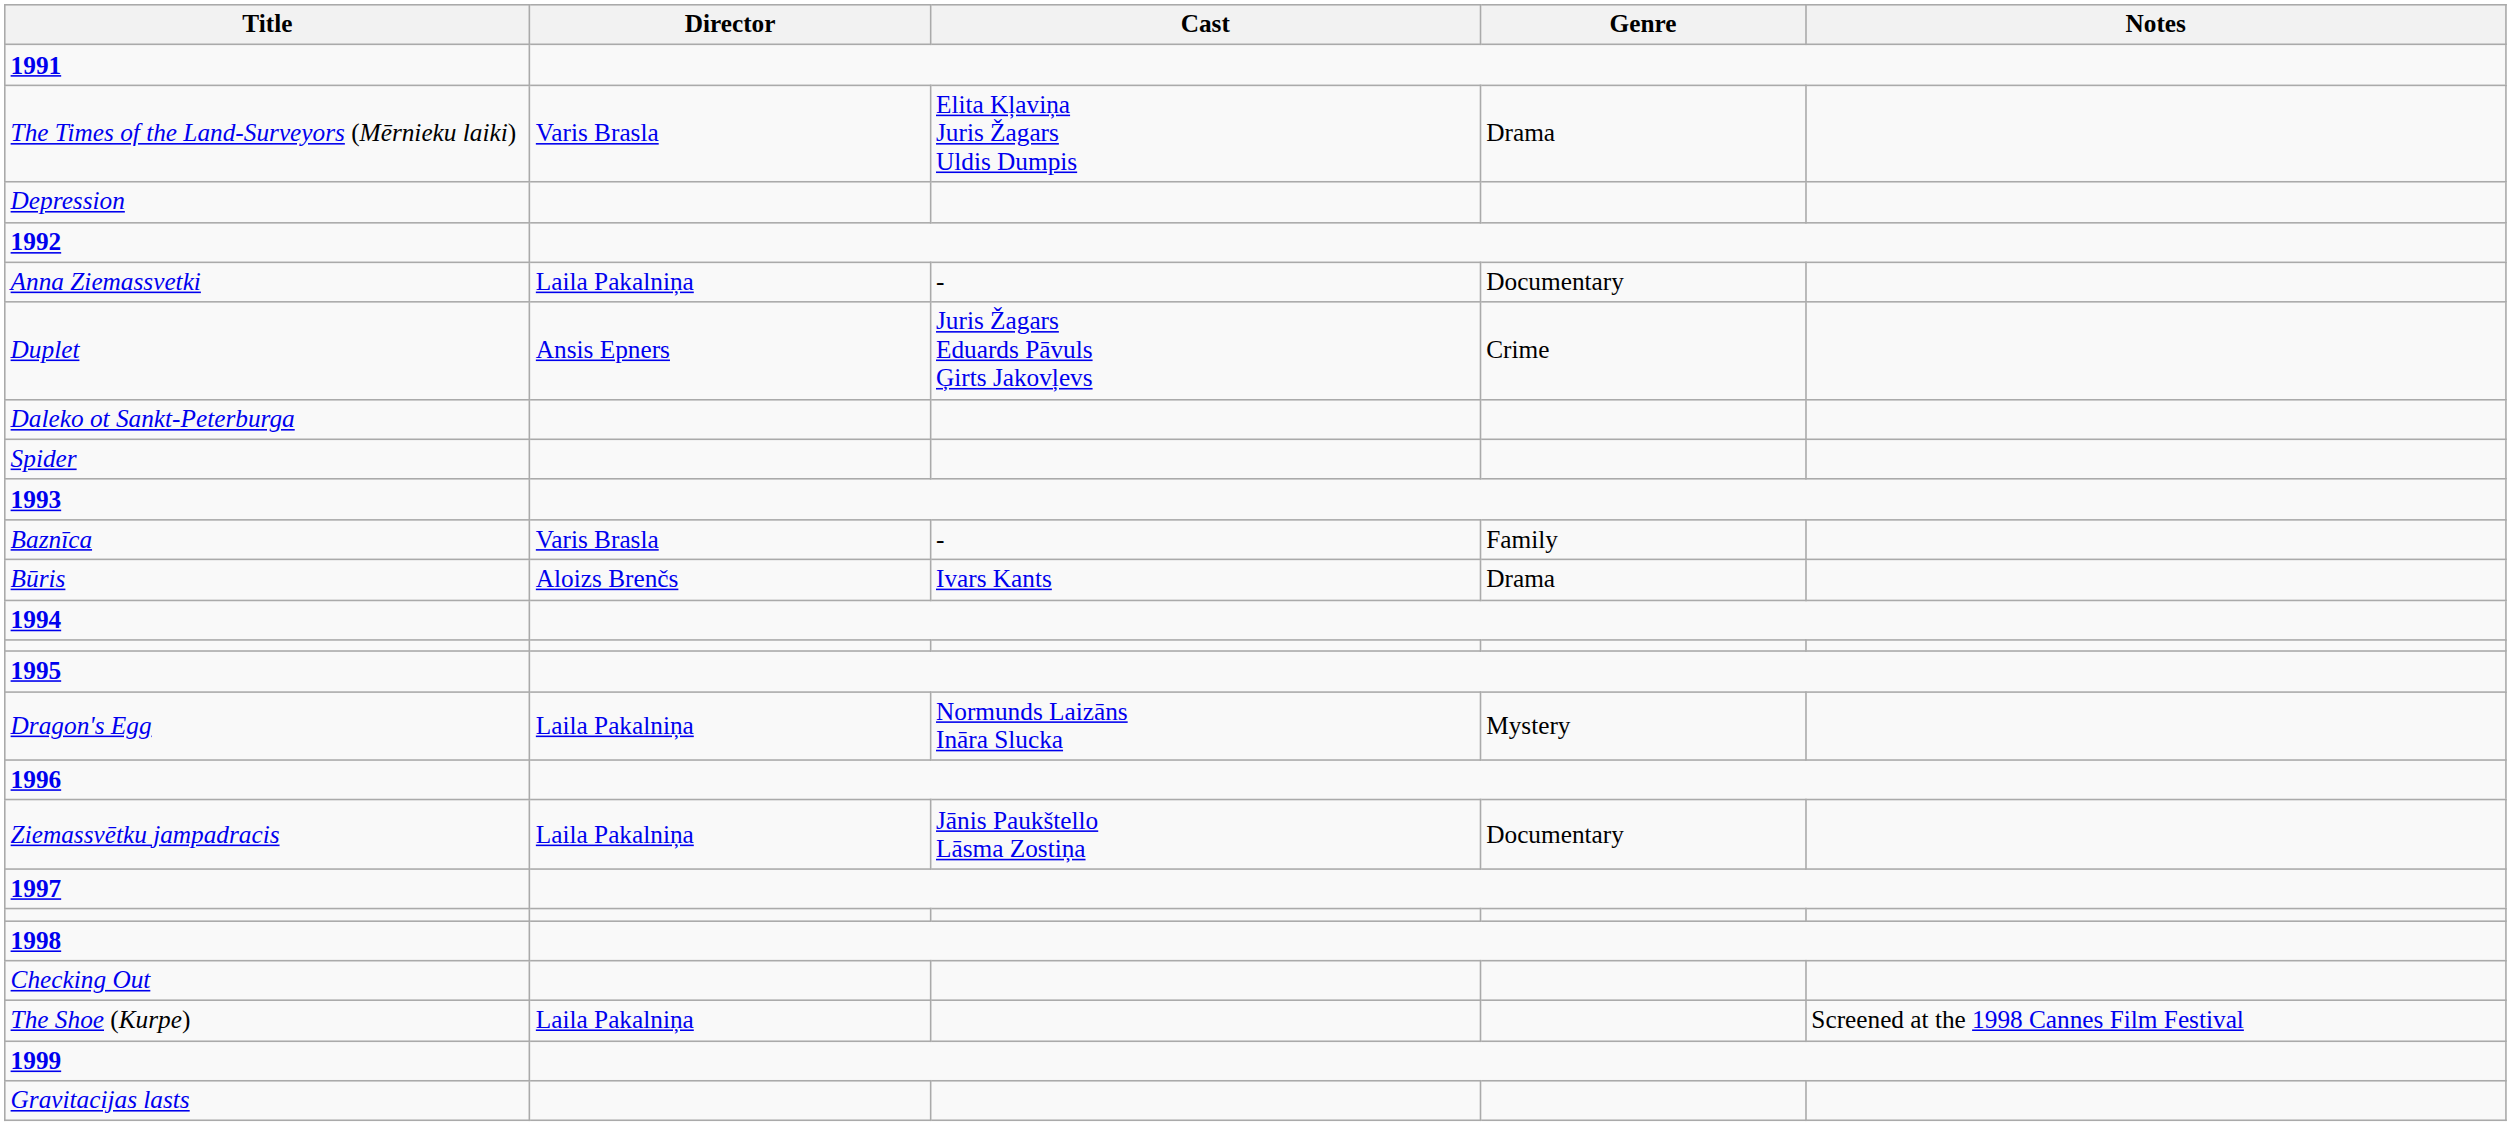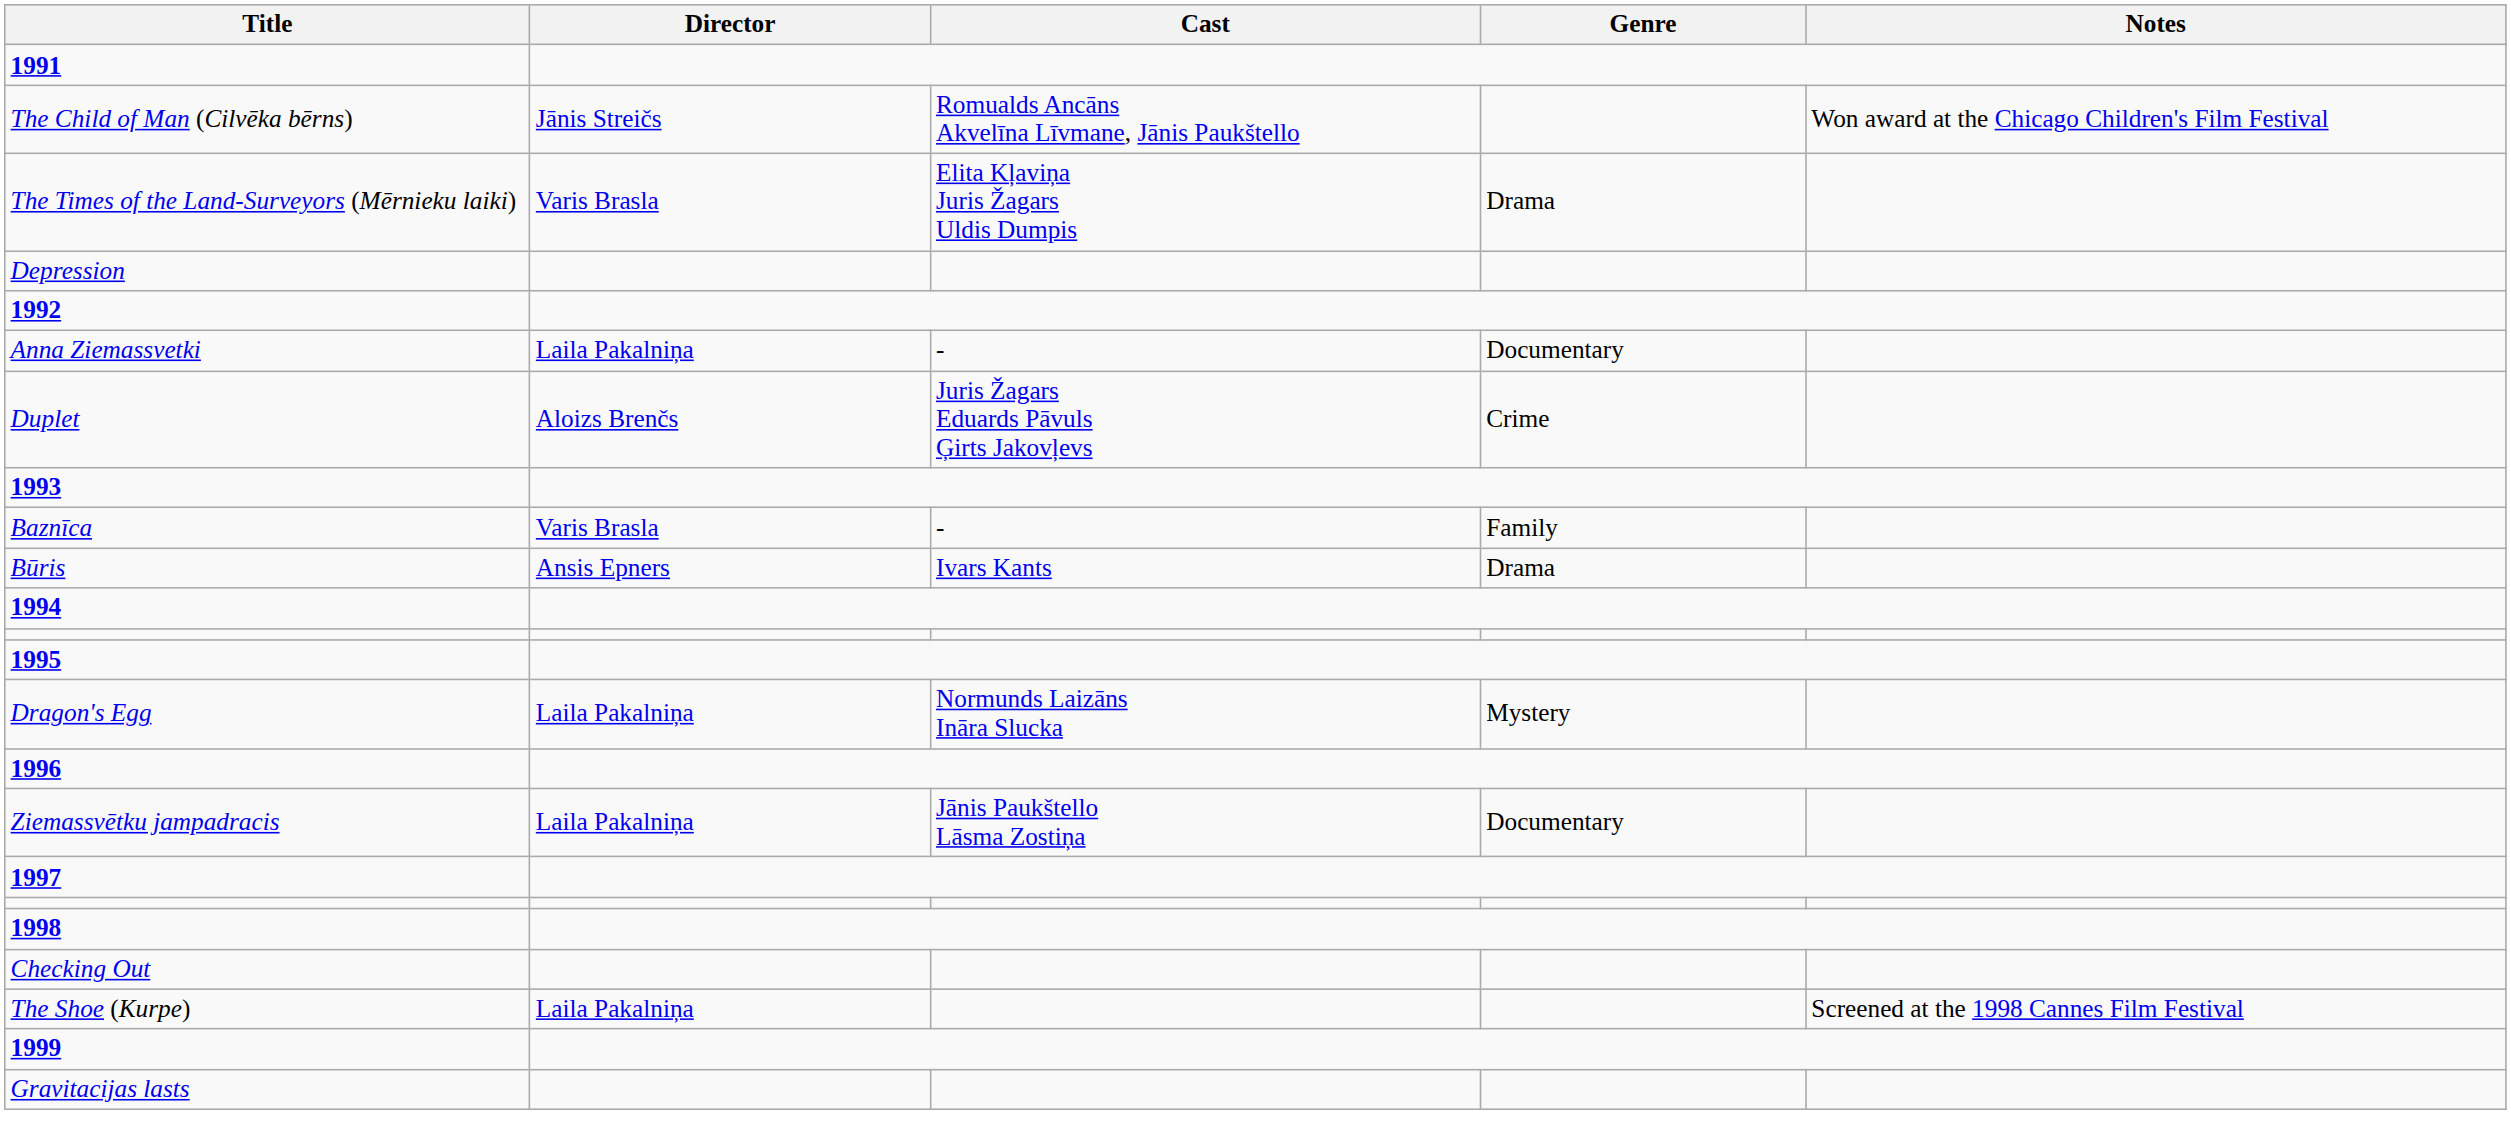+ row: (182, 118)
(603, 350) Ansis Epners -> (607, 418) Aloizs Brenčs
- row: (153, 418)
- row: (44, 459)
(607, 579) Aloizs Brenčs -> (603, 567) Ansis Epners
